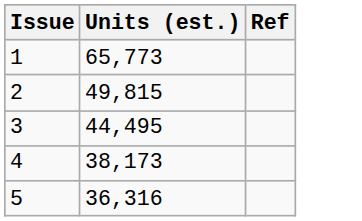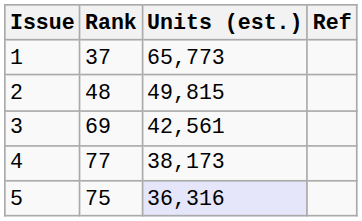+ column: (111, 22)
(124, 128) 44,495 -> (186, 128) 42,561
(124, 198) no background -> (186, 198) lavender background
